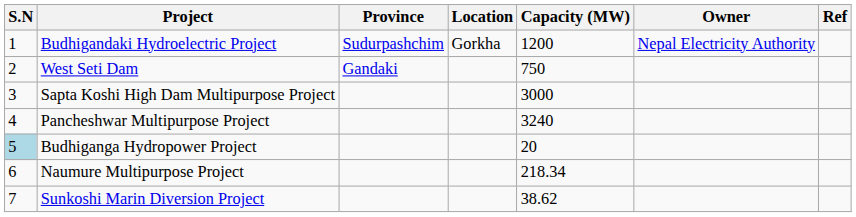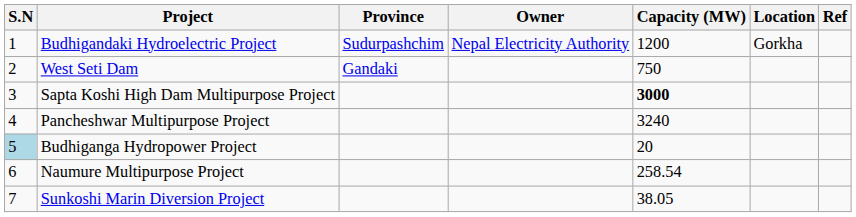columns swapped: (482, 17) <-> (726, 17)
(537, 95) normal -> (653, 95) bold
(543, 172) 218.34 -> (659, 172) 258.54
(539, 198) 38.62 -> (655, 198) 38.05
